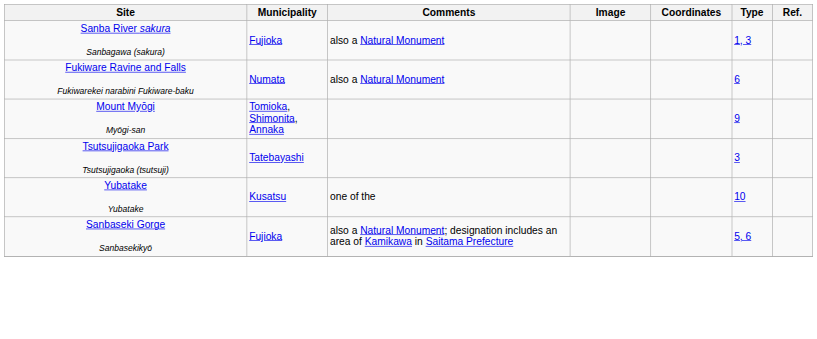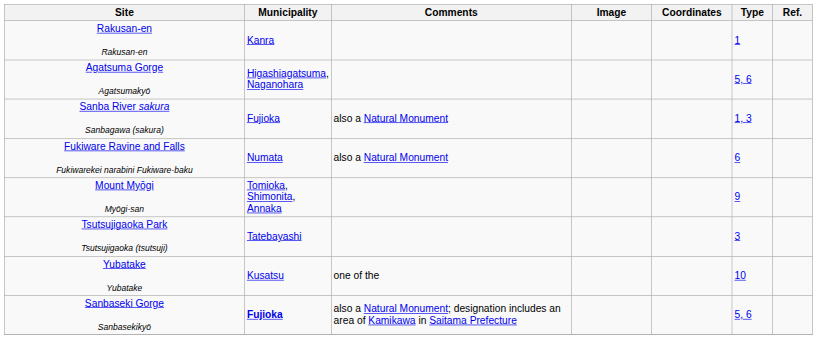+ row: (124, 40)
+ row: (124, 79)
(266, 236) normal -> (265, 315) bold
